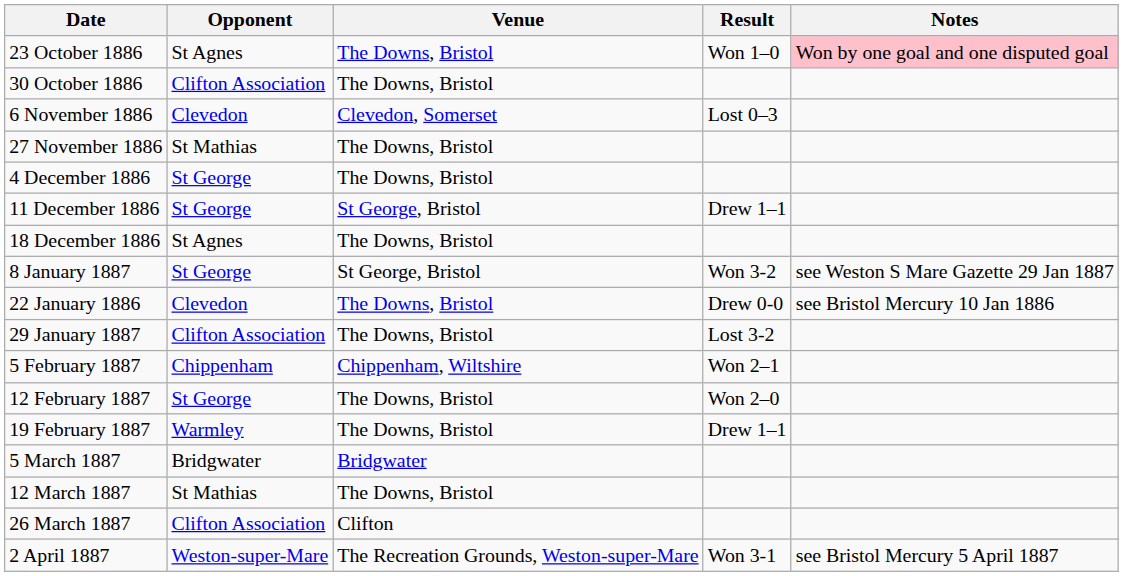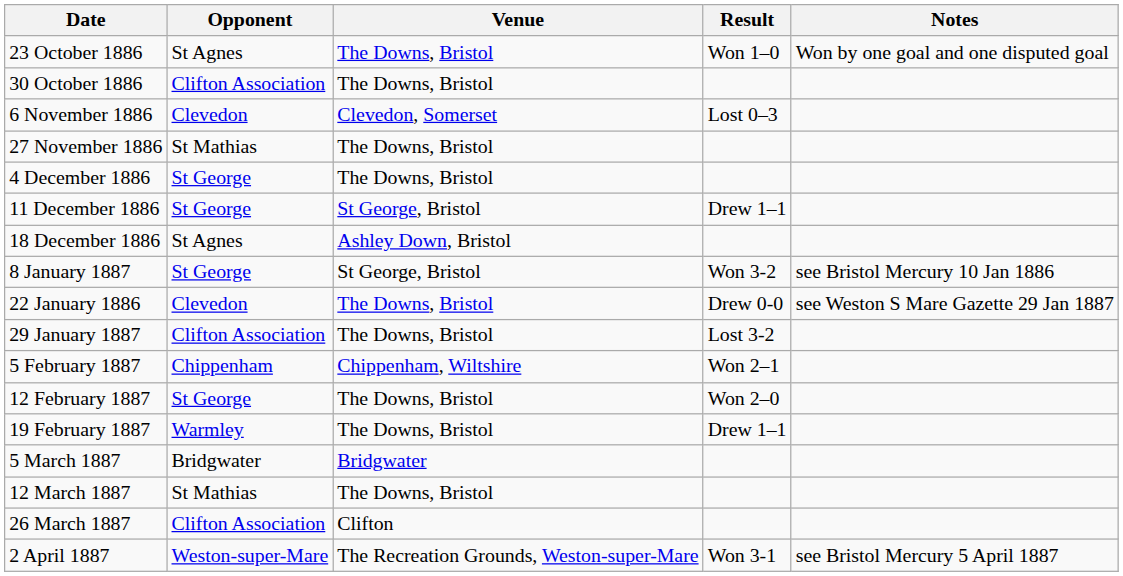(952, 51) pink background -> (952, 51) no background
(415, 240) The Downs, Bristol -> (424, 240) Ashley Down, Bristol
(955, 271) see Weston S Mare Gazette 29 Jan 1887 -> (925, 271) see Bristol Mercury 10 Jan 1886
(925, 303) see Bristol Mercury 10 Jan 1886 -> (955, 303) see Weston S Mare Gazette 29 Jan 1887
